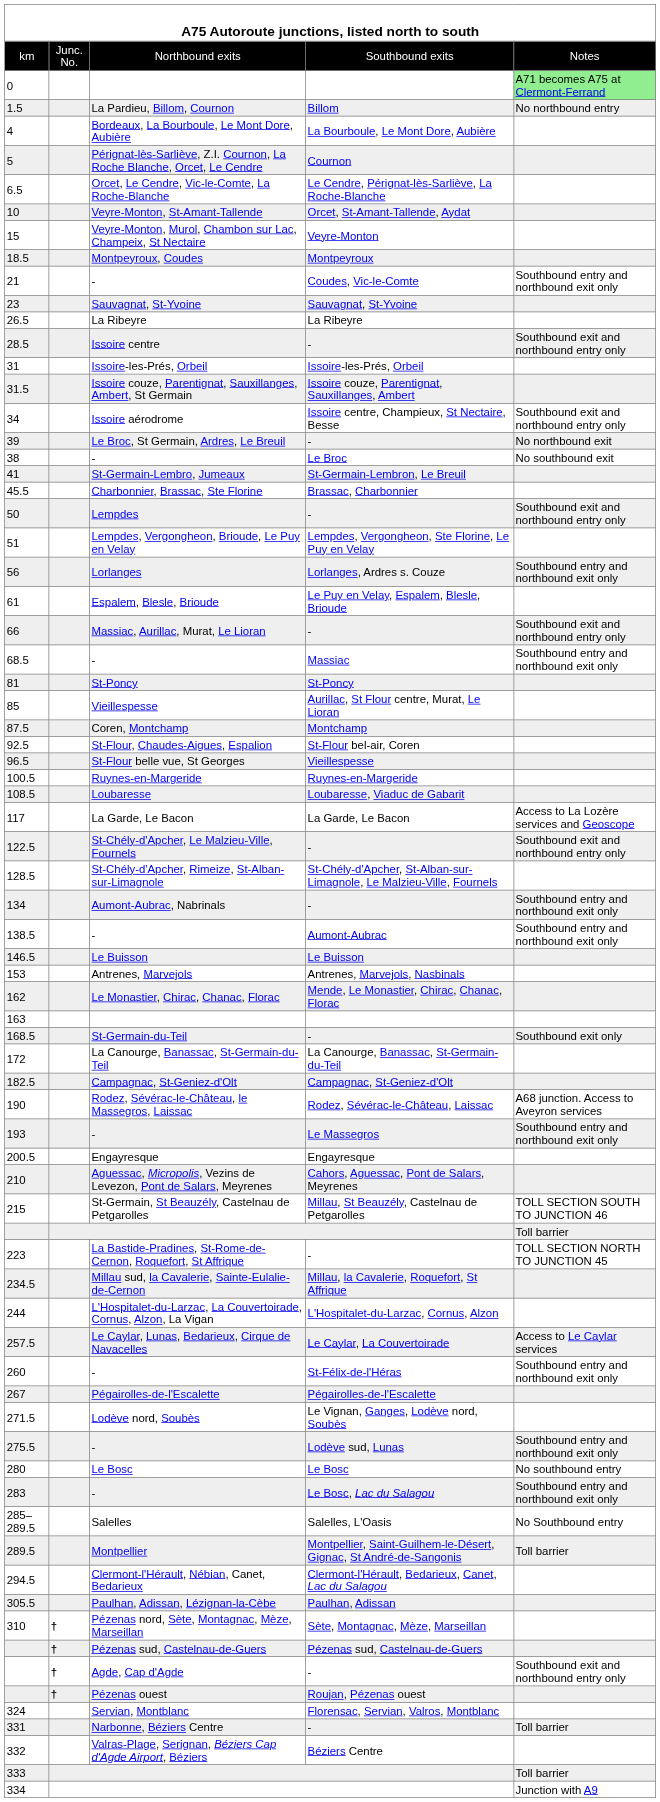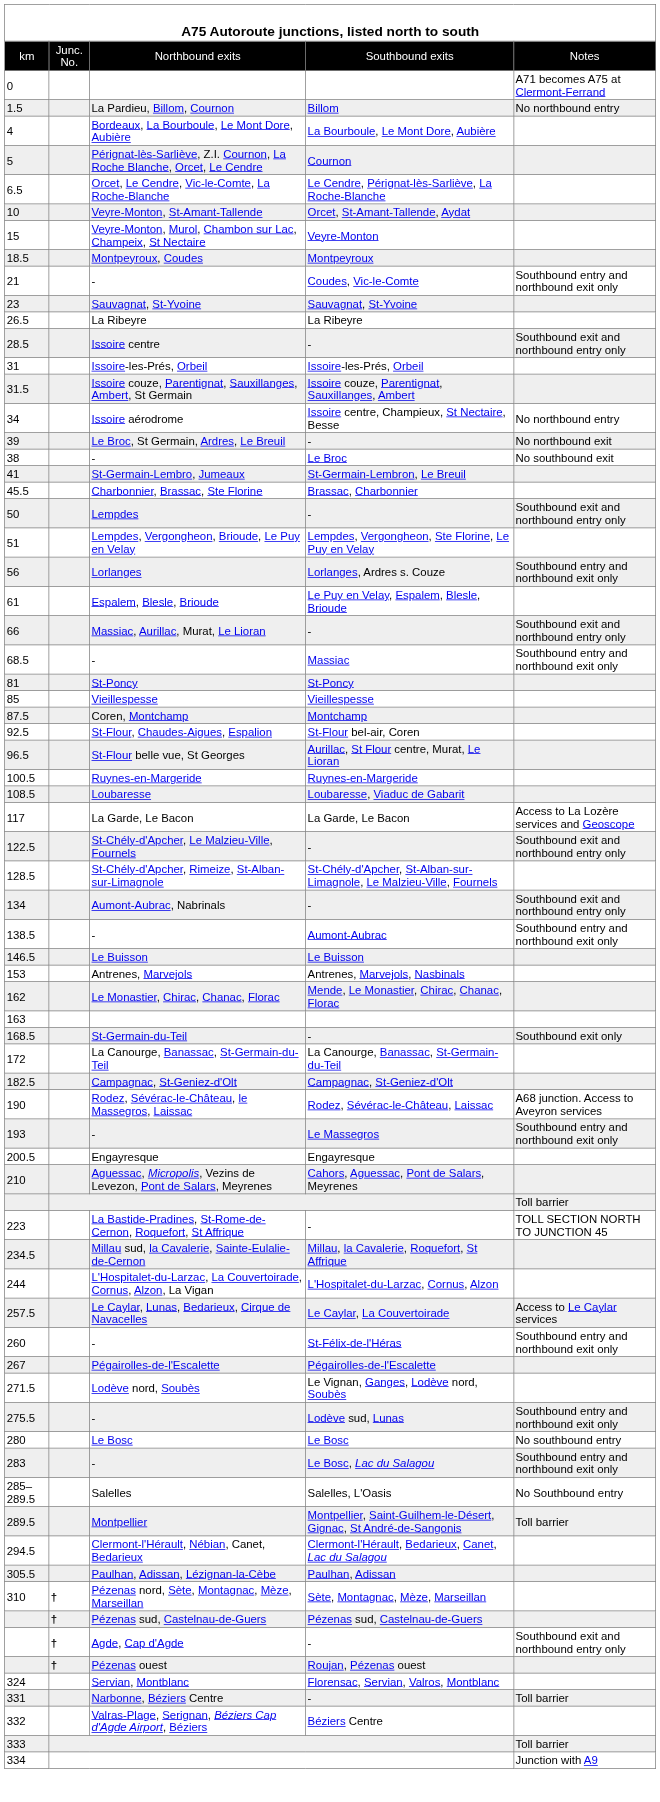(568, 85) lightgreen background -> (568, 85) no background
(571, 418) Southbound exit and northbound entry only -> (567, 418) No northbound entry
(394, 705) Aurillac, St Flour centre, Murat, Le Lioran -> (341, 699) Vieillespesse
(341, 761) Vieillespesse -> (394, 755) Aurillac, St Flour centre, Murat, Le Lioran
(572, 905) Southbound entry and northbound exit only -> (571, 905) Southbound exit and northbound entry only
- row: (16, 1208)
